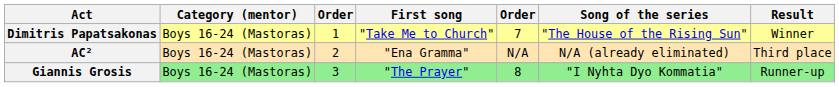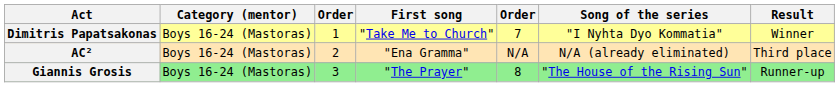(644, 33) "The House of the Rising Sun" -> (644, 33) "I Nyhta Dyo Kommatia"
(644, 72) "I Nyhta Dyo Kommatia" -> (644, 72) "The House of the Rising Sun"
